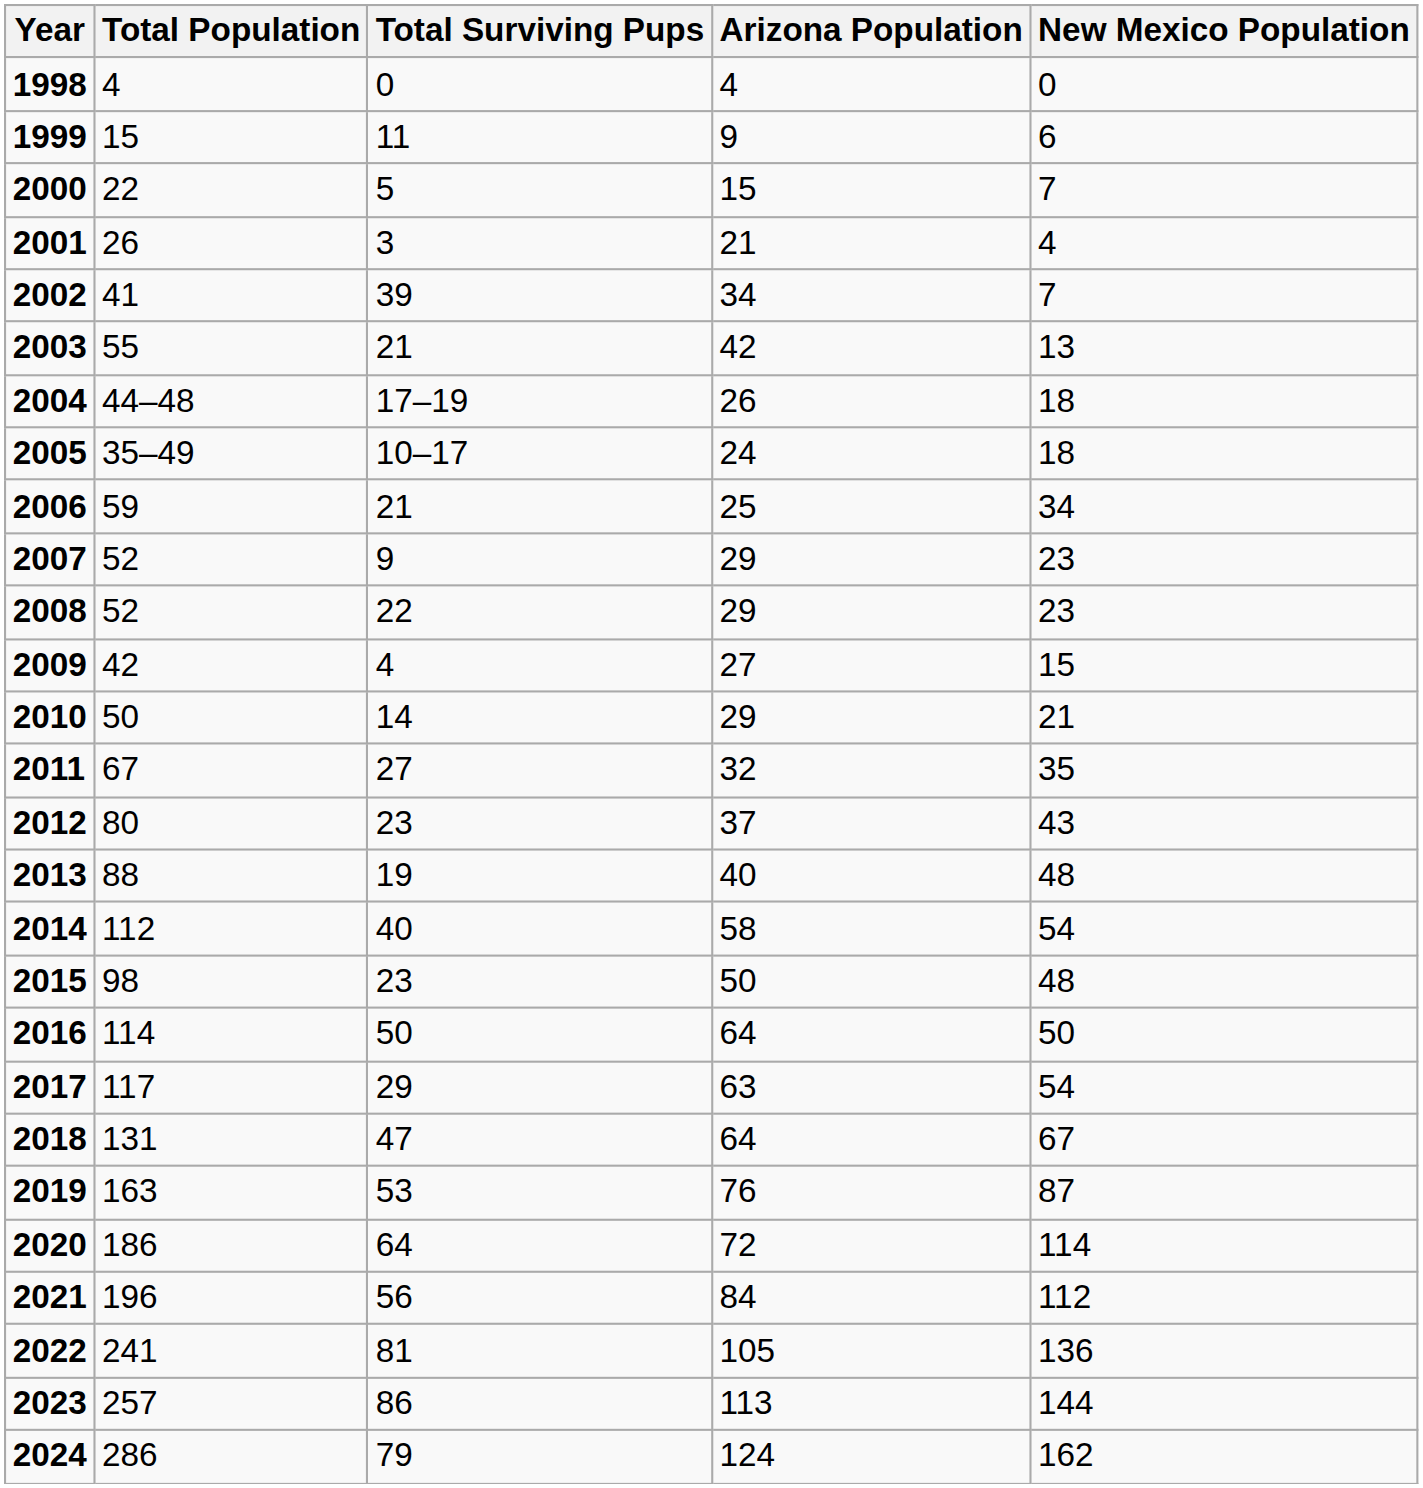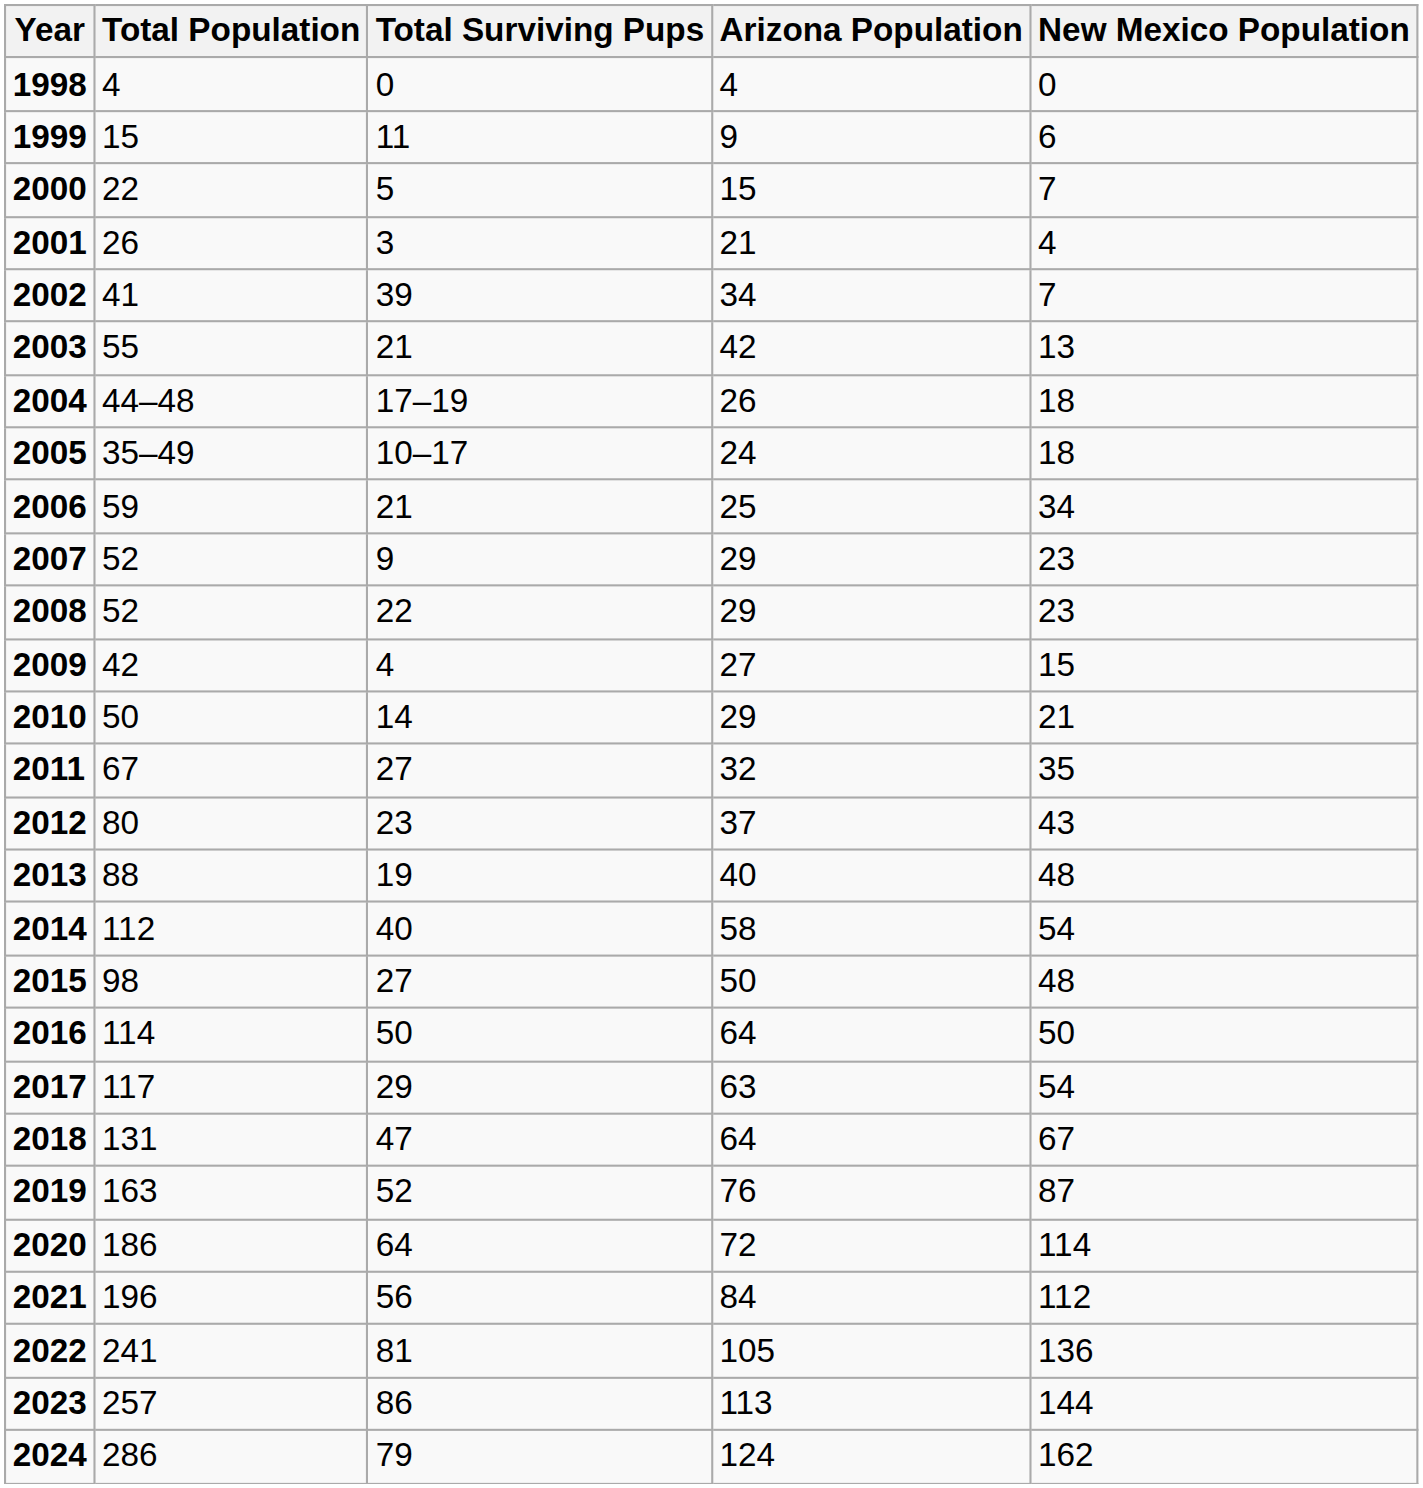(394, 980) 23 -> (394, 980) 27
(394, 1192) 53 -> (394, 1192) 52
